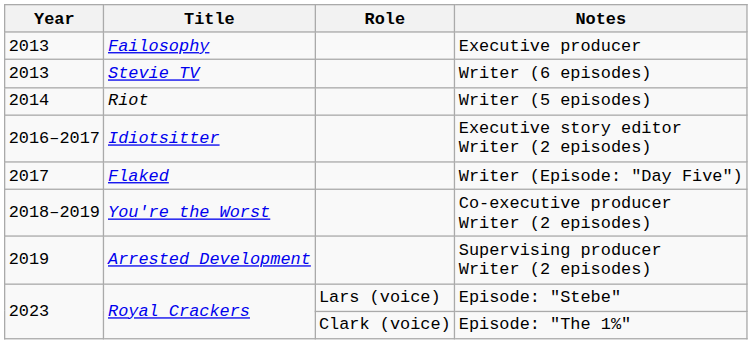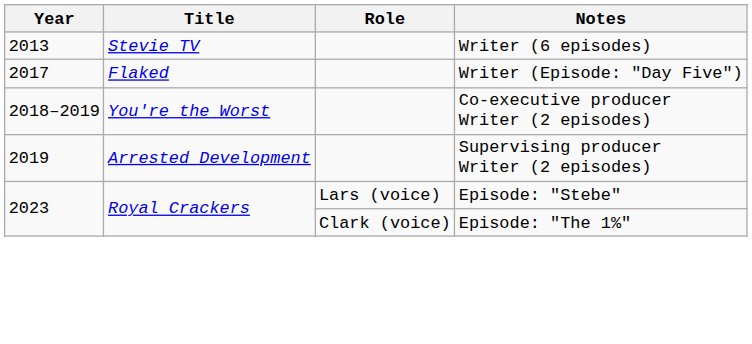- row: (550, 46)
- row: (555, 101)
- row: (570, 138)
